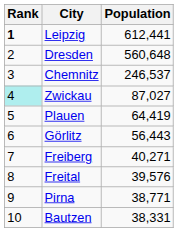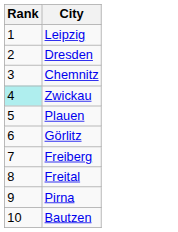- column: (138, 14)
(11, 34) bold -> (11, 34) normal
